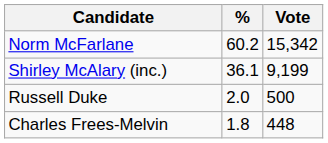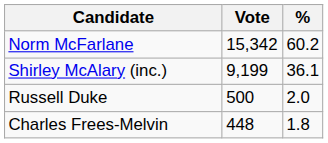columns swapped: (293, 17) <-> (242, 17)
